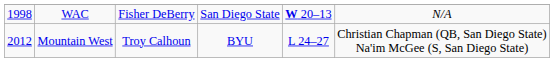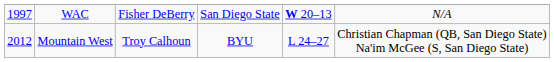(20, 14) 1998 -> (20, 14) 1997
